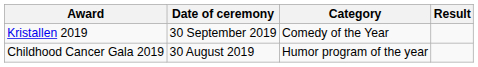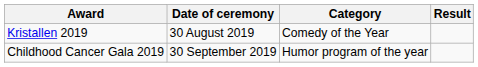(223, 33) 30 September 2019 -> (212, 33) 30 August 2019
(212, 52) 30 August 2019 -> (223, 52) 30 September 2019
